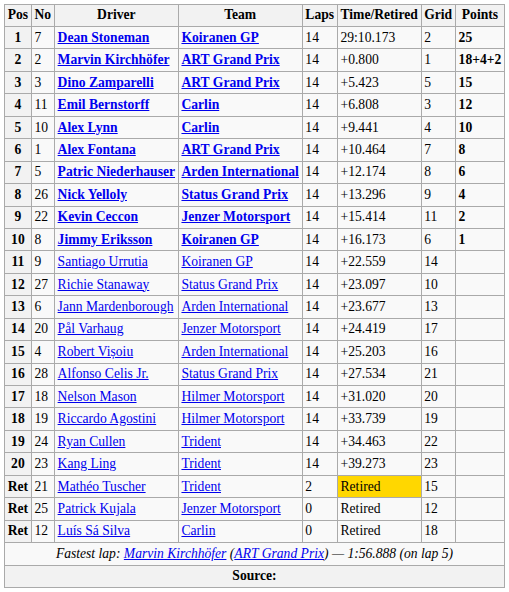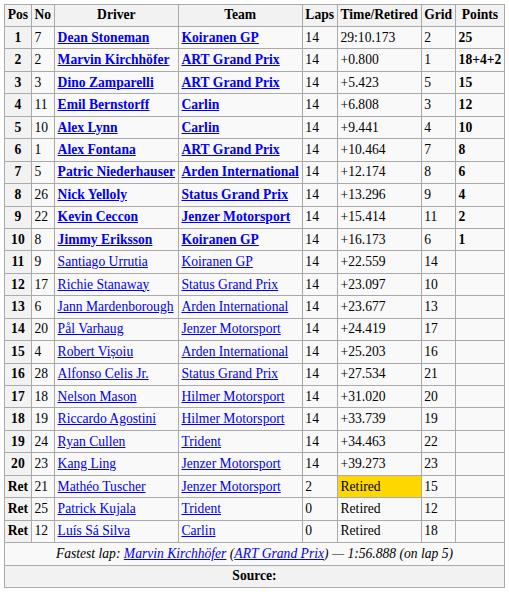(41, 284) 27 -> (41, 284) 17
(201, 464) Trident -> (231, 464) Jenzer Motorsport
(201, 486) Trident -> (231, 486) Jenzer Motorsport
(231, 508) Jenzer Motorsport -> (201, 508) Trident
